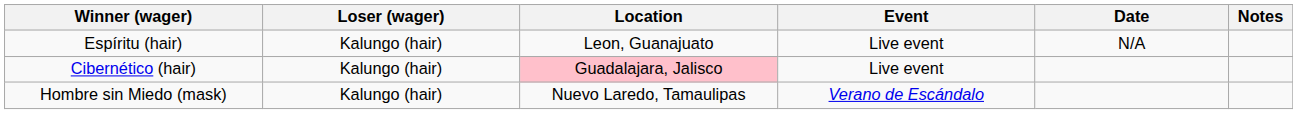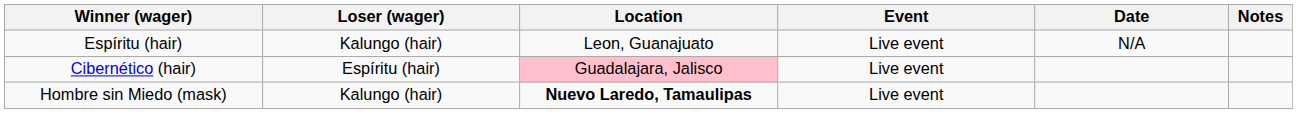(391, 69) Kalungo (hair) -> (391, 69) Espíritu (hair)
(649, 95) normal -> (649, 95) bold
(906, 95) Verano de Escándalo -> (906, 95) Live event
